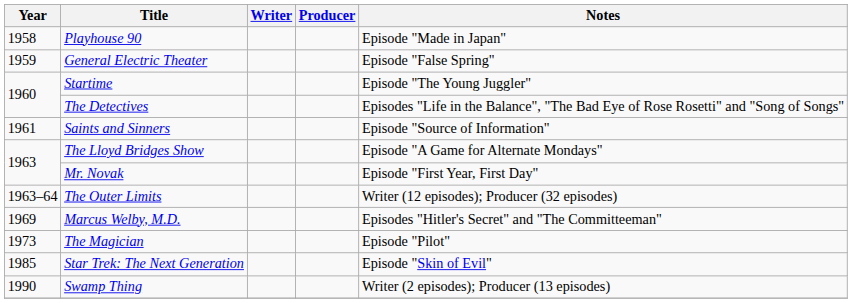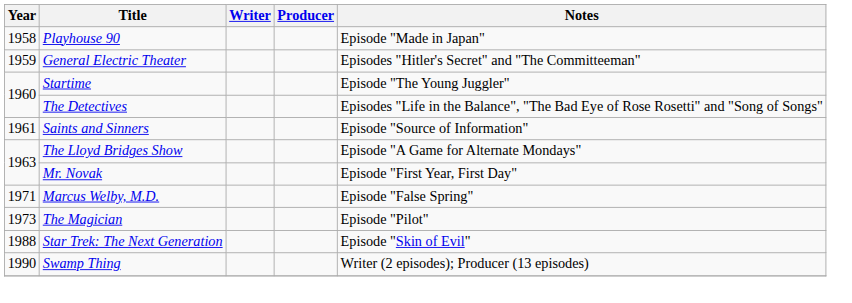(428, 60) Episode "False Spring" -> (491, 60) Episodes "Hitler's Secret" and "The Committeeman"
- row: (113, 196)
(22, 219) 1969 -> (22, 196) 1971
(512, 219) Episodes "Hitler's Secret" and "The Committeeman" -> (407, 196) Episode "False Spring"
(22, 264) 1985 -> (22, 241) 1988
